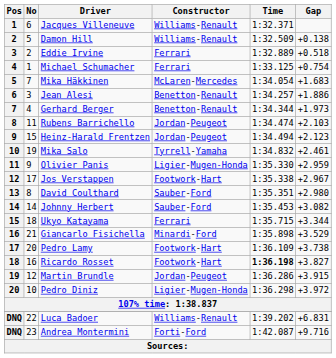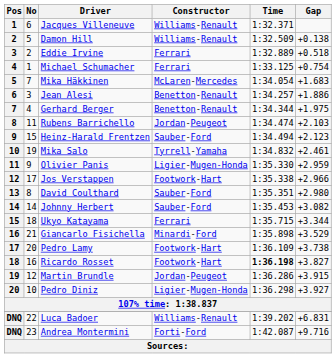(313, 109) +1.973 -> (313, 109) +1.975
(191, 137) Jordan-Peugeot -> (183, 137) Sauber-Ford
(313, 179) +2.967 -> (313, 179) +2.966
(313, 291) +3.972 -> (313, 291) +3.927
